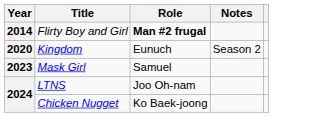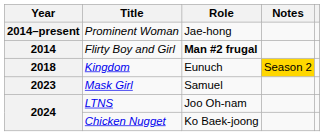+ row: (132, 31)
(20, 49) 2020 -> (43, 67) 2018
(237, 49) no background -> (288, 67) gold background
